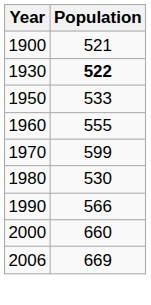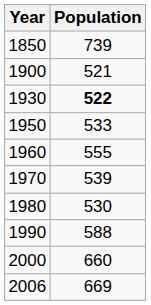+ row: (27, 44)
(98, 152) 599 -> (98, 179) 539
(98, 206) 566 -> (98, 233) 588
